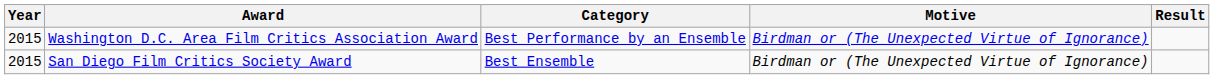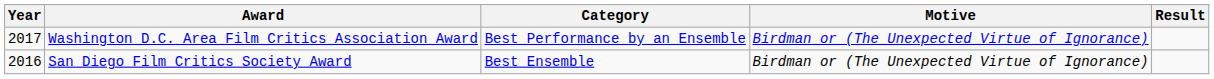(25, 39) 2015 -> (25, 39) 2017
(25, 62) 2015 -> (25, 62) 2016
